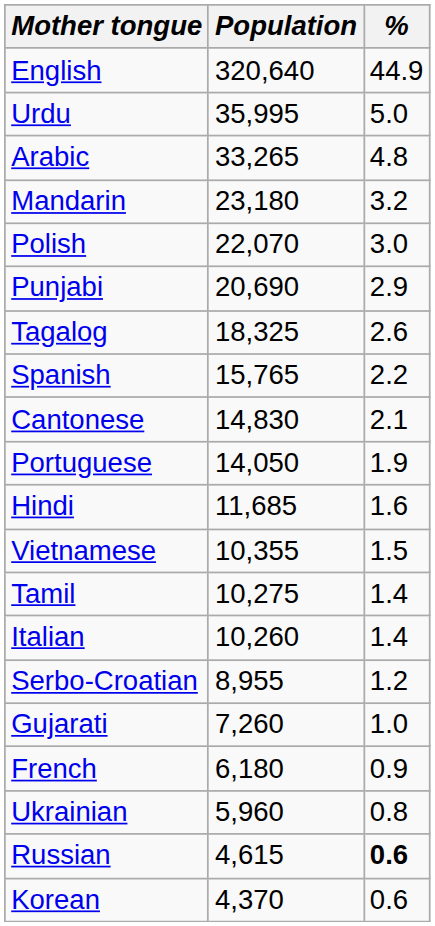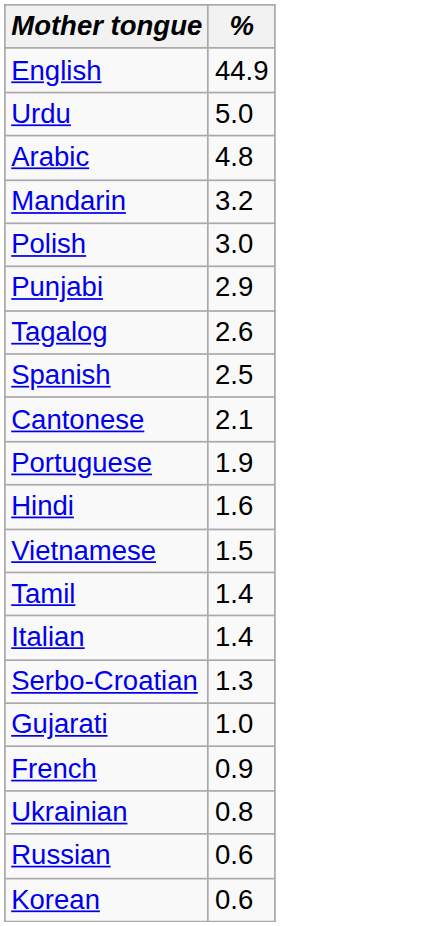- column: (286, 26)
(389, 375) 2.2 -> (234, 375) 2.5
(389, 680) 1.2 -> (234, 680) 1.3
(389, 855) bold -> (234, 855) normal
